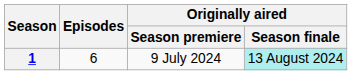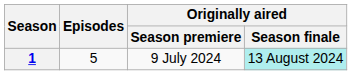(93, 59) 6 -> (93, 59) 5
